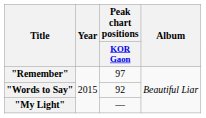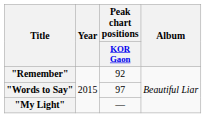(120, 74) 97 -> (120, 74) 92
(120, 90) 92 -> (120, 90) 97
